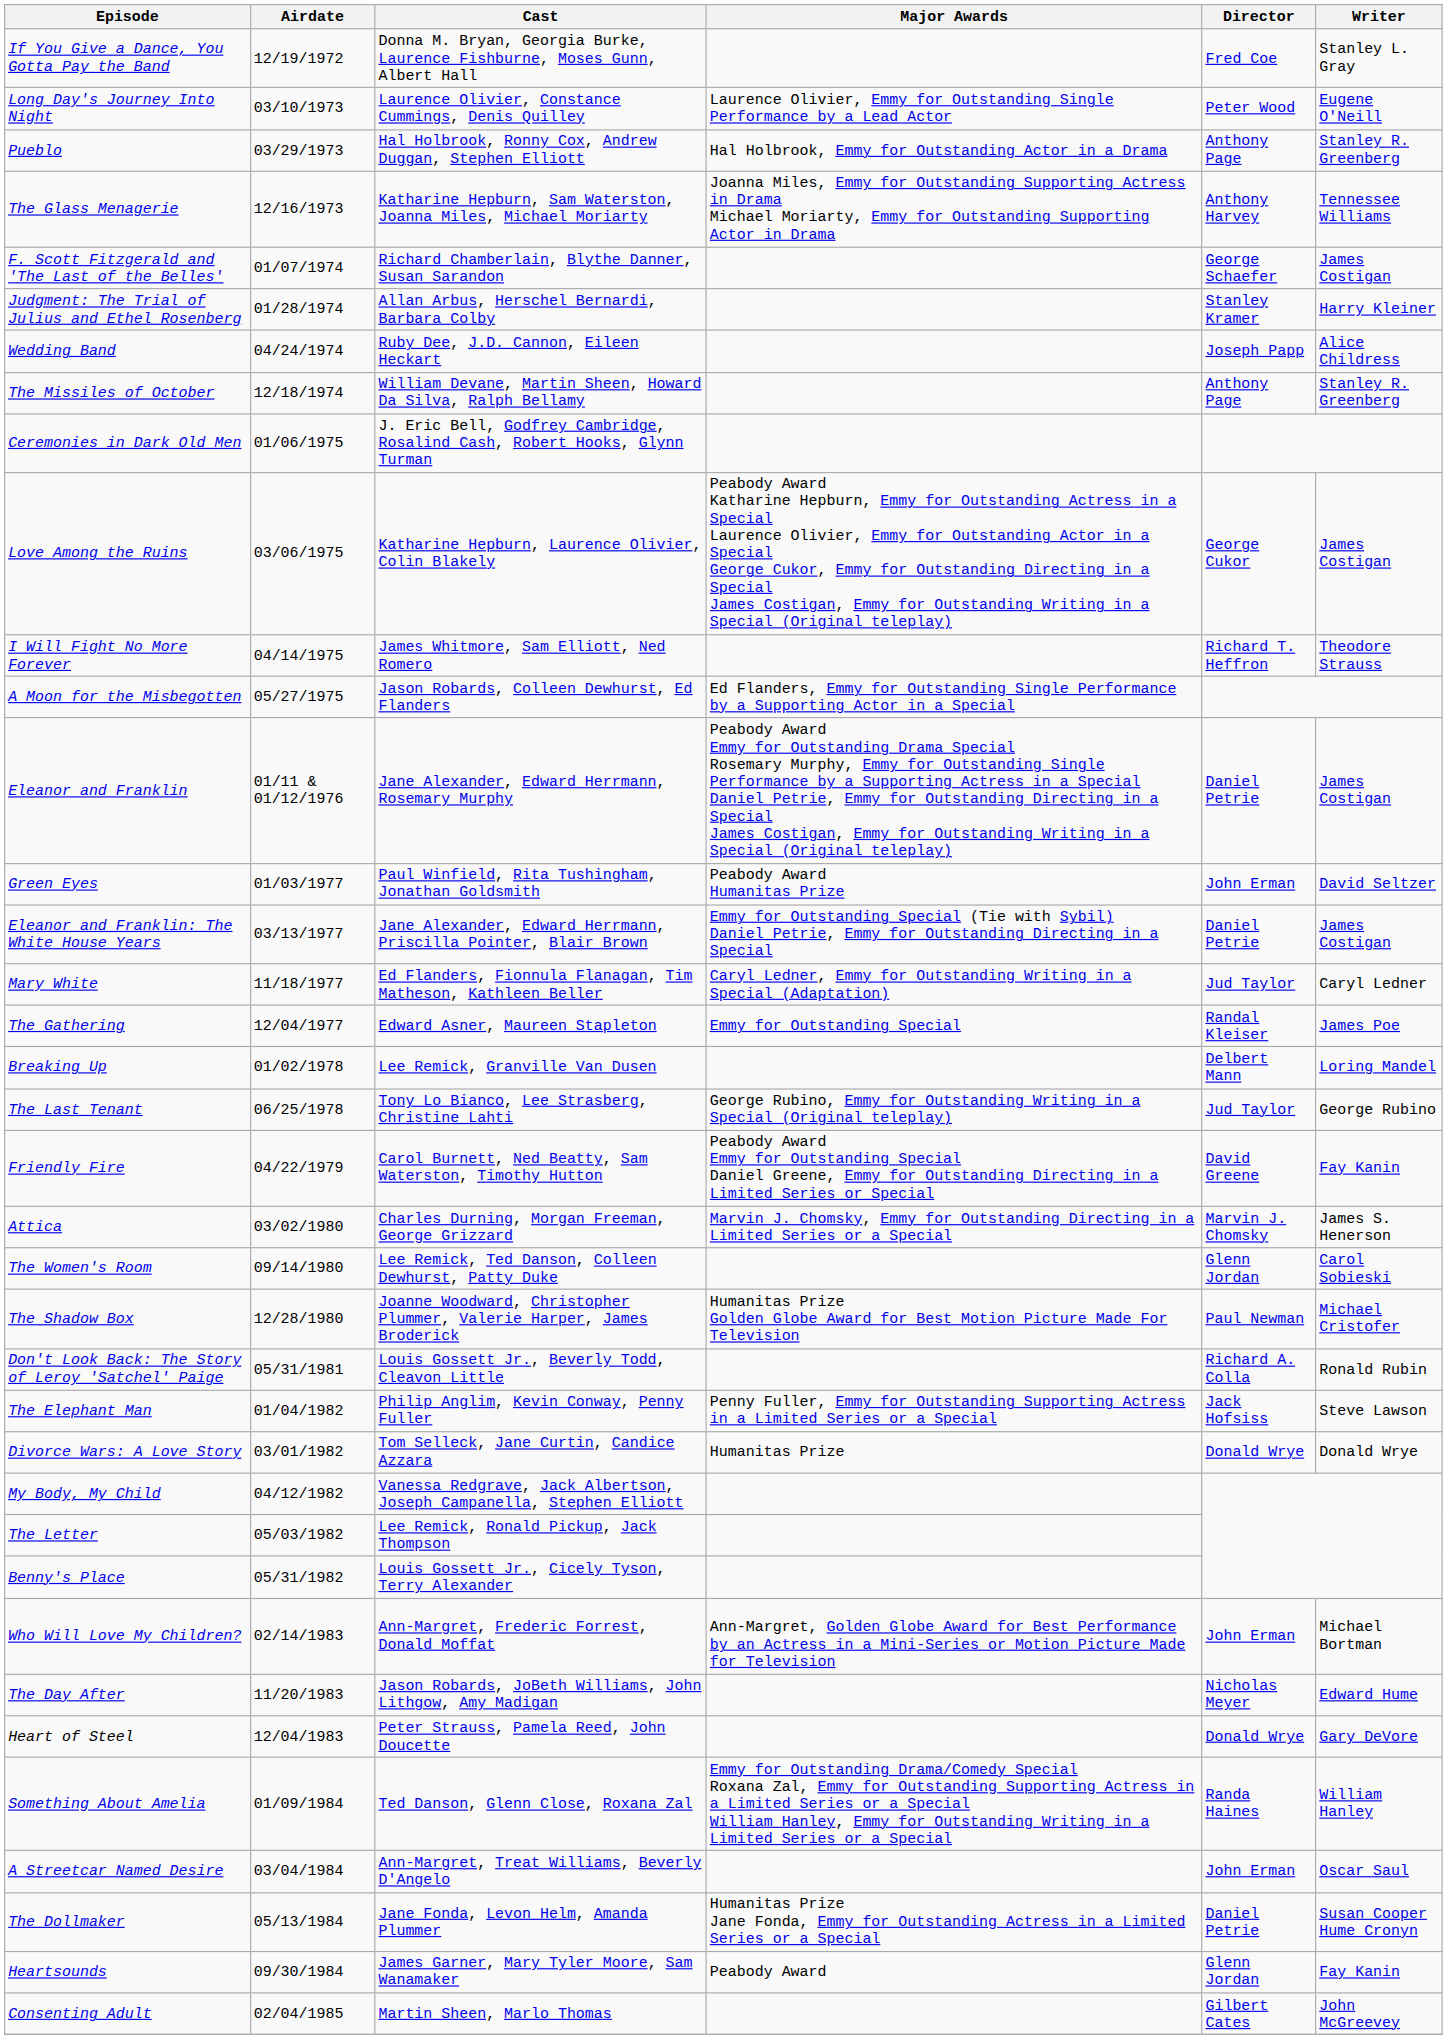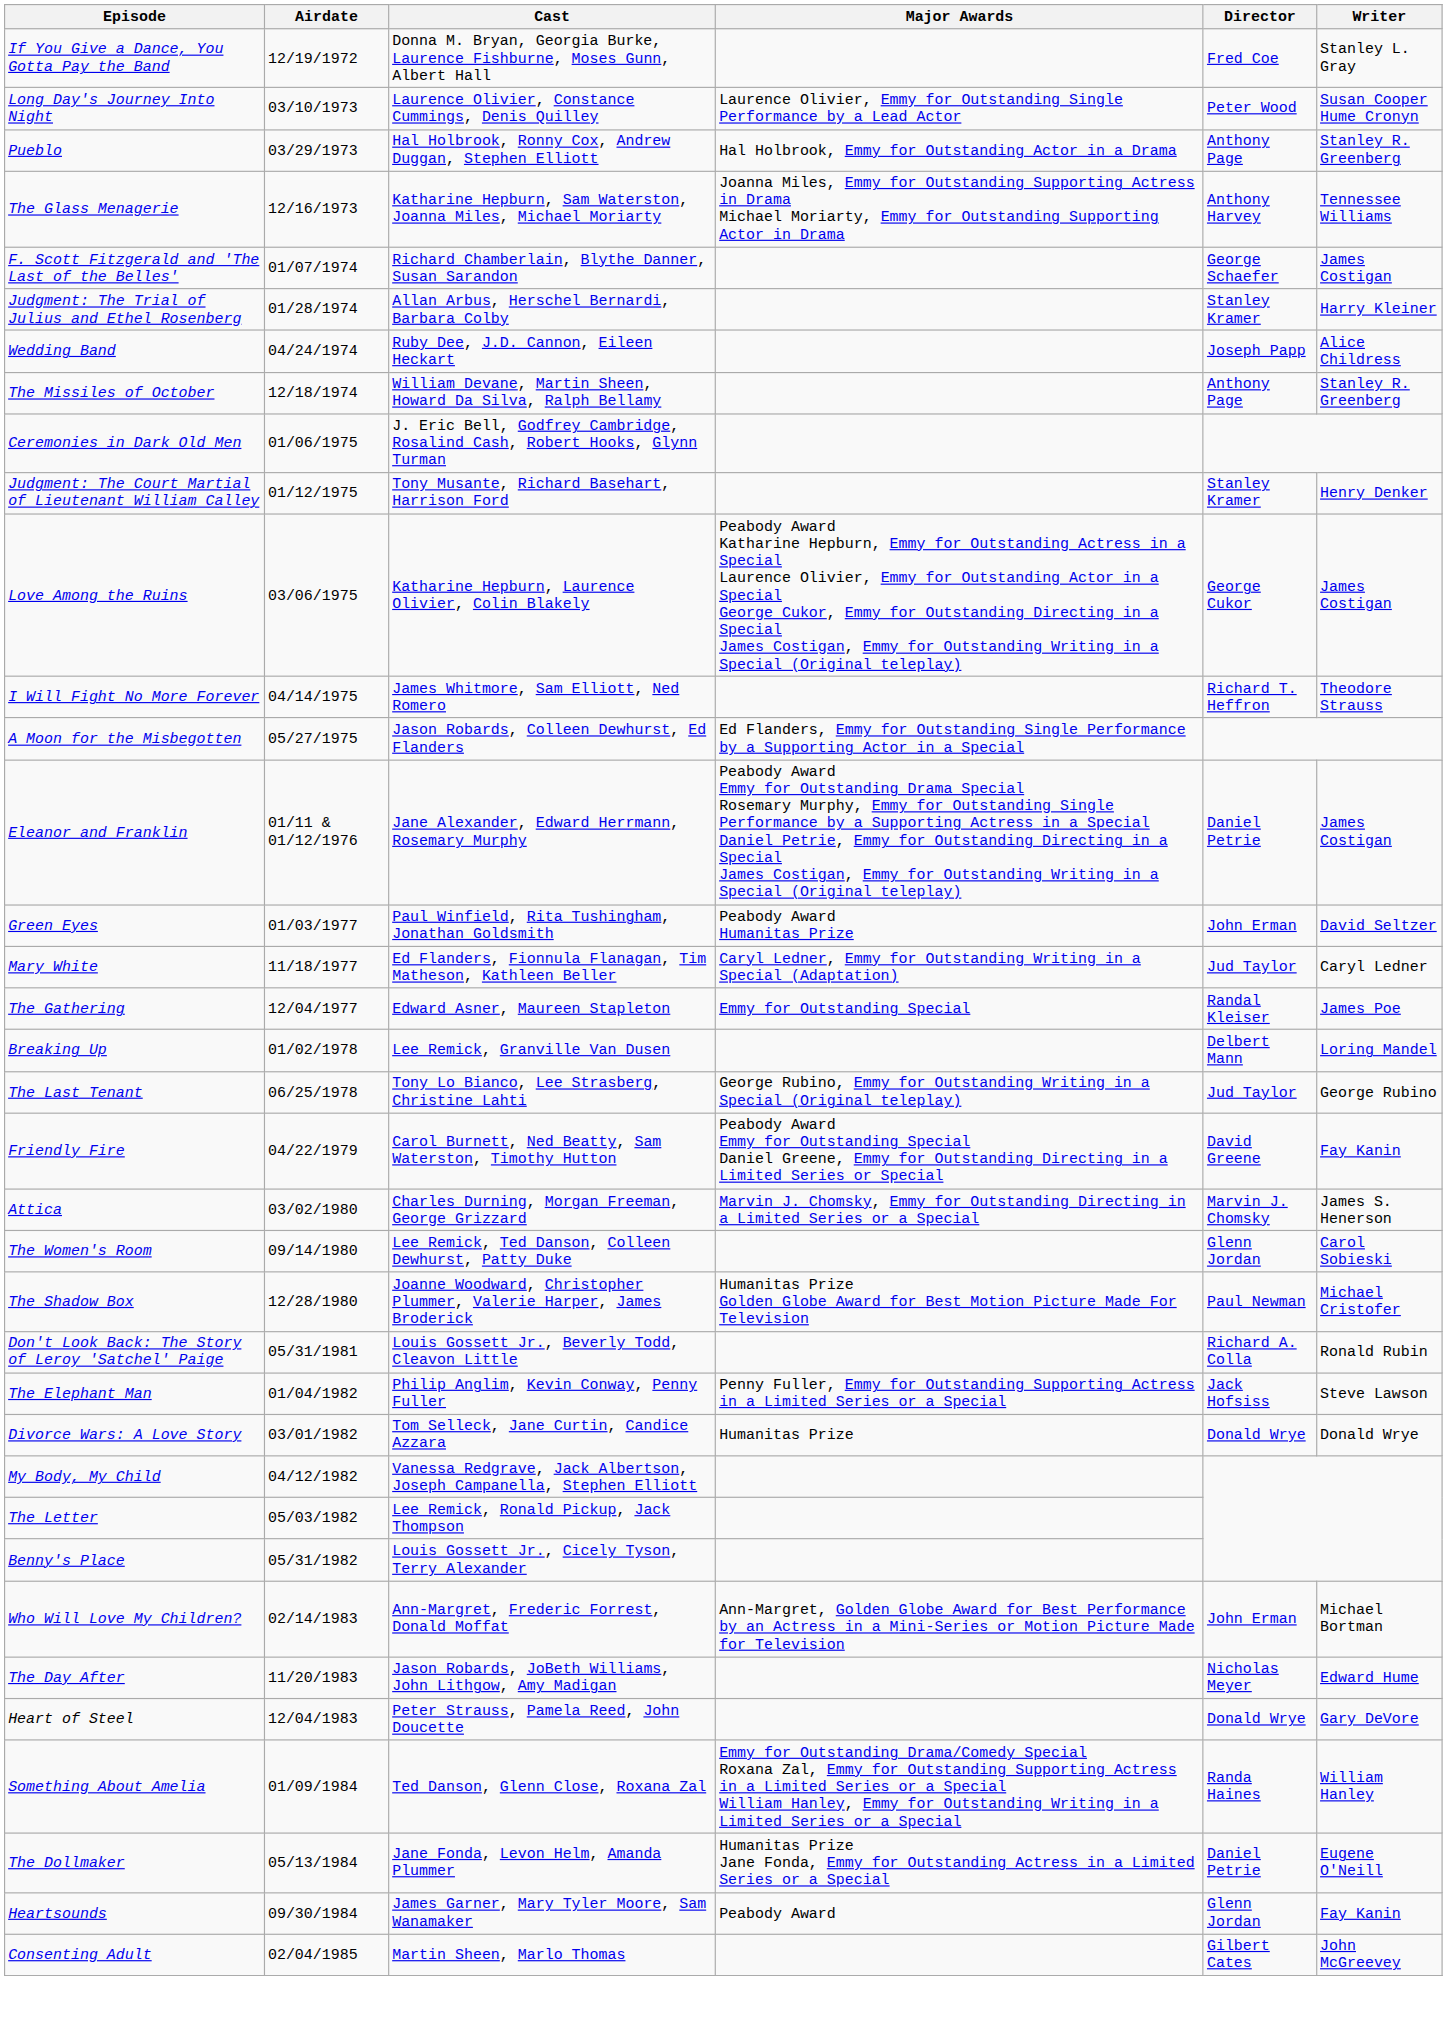(1351, 109) Eugene O'Neill -> (1374, 109) Susan Cooper Hume Cronyn
+ row: (134, 493)
- row: (120, 934)
- row: (116, 1872)
(1373, 1922) Susan Cooper Hume Cronyn -> (1351, 1863) Eugene O'Neill
